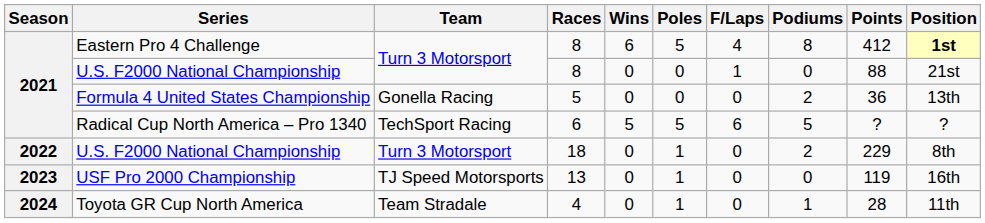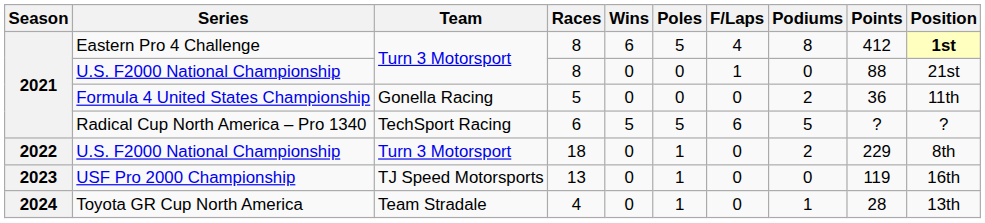(944, 98) 13th -> (944, 98) 11th
(944, 205) 11th -> (944, 205) 13th
